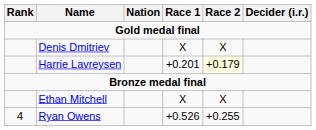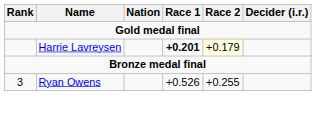- row: (74, 47)
(183, 64) normal -> (183, 47) bold
- row: (73, 99)
(20, 116) 4 -> (20, 82) 3
